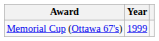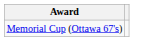- column: (137, 12)
